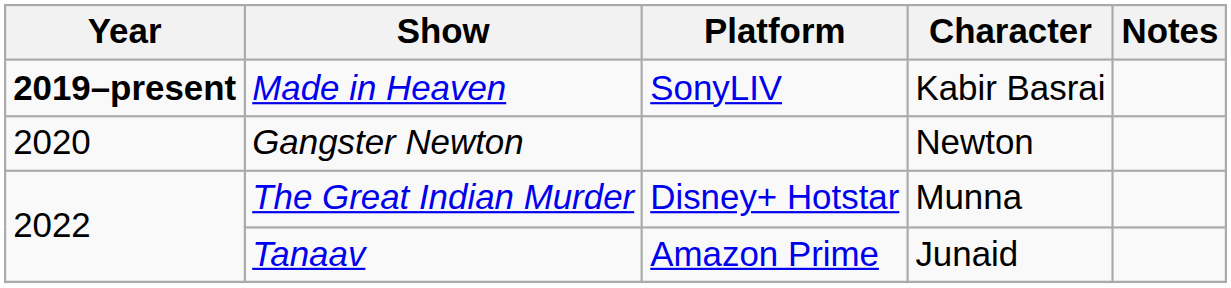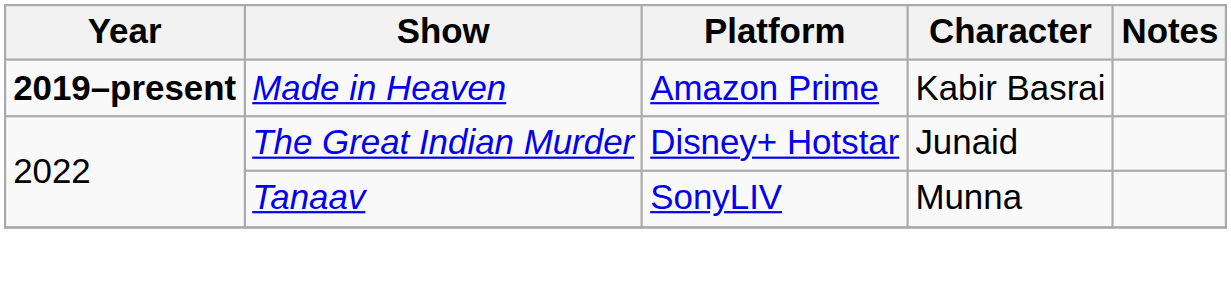(716, 87) SonyLIV -> (765, 87) Amazon Prime
- row: (388, 142)
(969, 198) Munna -> (967, 142) Junaid
(765, 253) Amazon Prime -> (716, 198) SonyLIV
(967, 253) Junaid -> (969, 198) Munna
